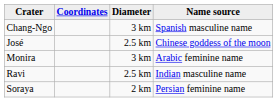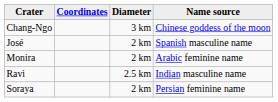(204, 27) Spanish masculine name -> (213, 27) Chinese goddess of the moon
(138, 43) 2.5 km -> (141, 43) 2 km
(213, 43) Chinese goddess of the moon -> (204, 43) Spanish masculine name
(141, 58) 3 km -> (141, 58) 2 km
